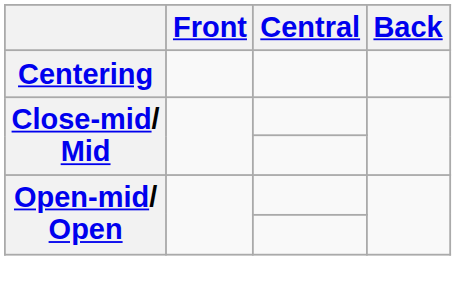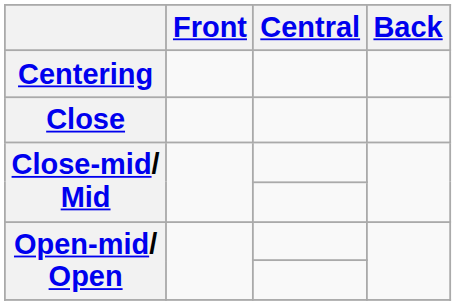+ row: (86, 119)
